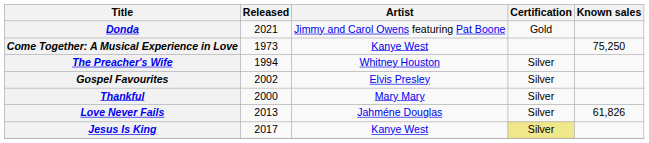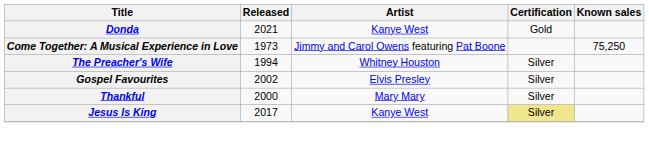(400, 29) Jimmy and Carol Owens featuring Pat Boone -> (400, 29) Kanye West
(400, 46) Kanye West -> (400, 46) Jimmy and Carol Owens featuring Pat Boone
- row: (122, 113)
